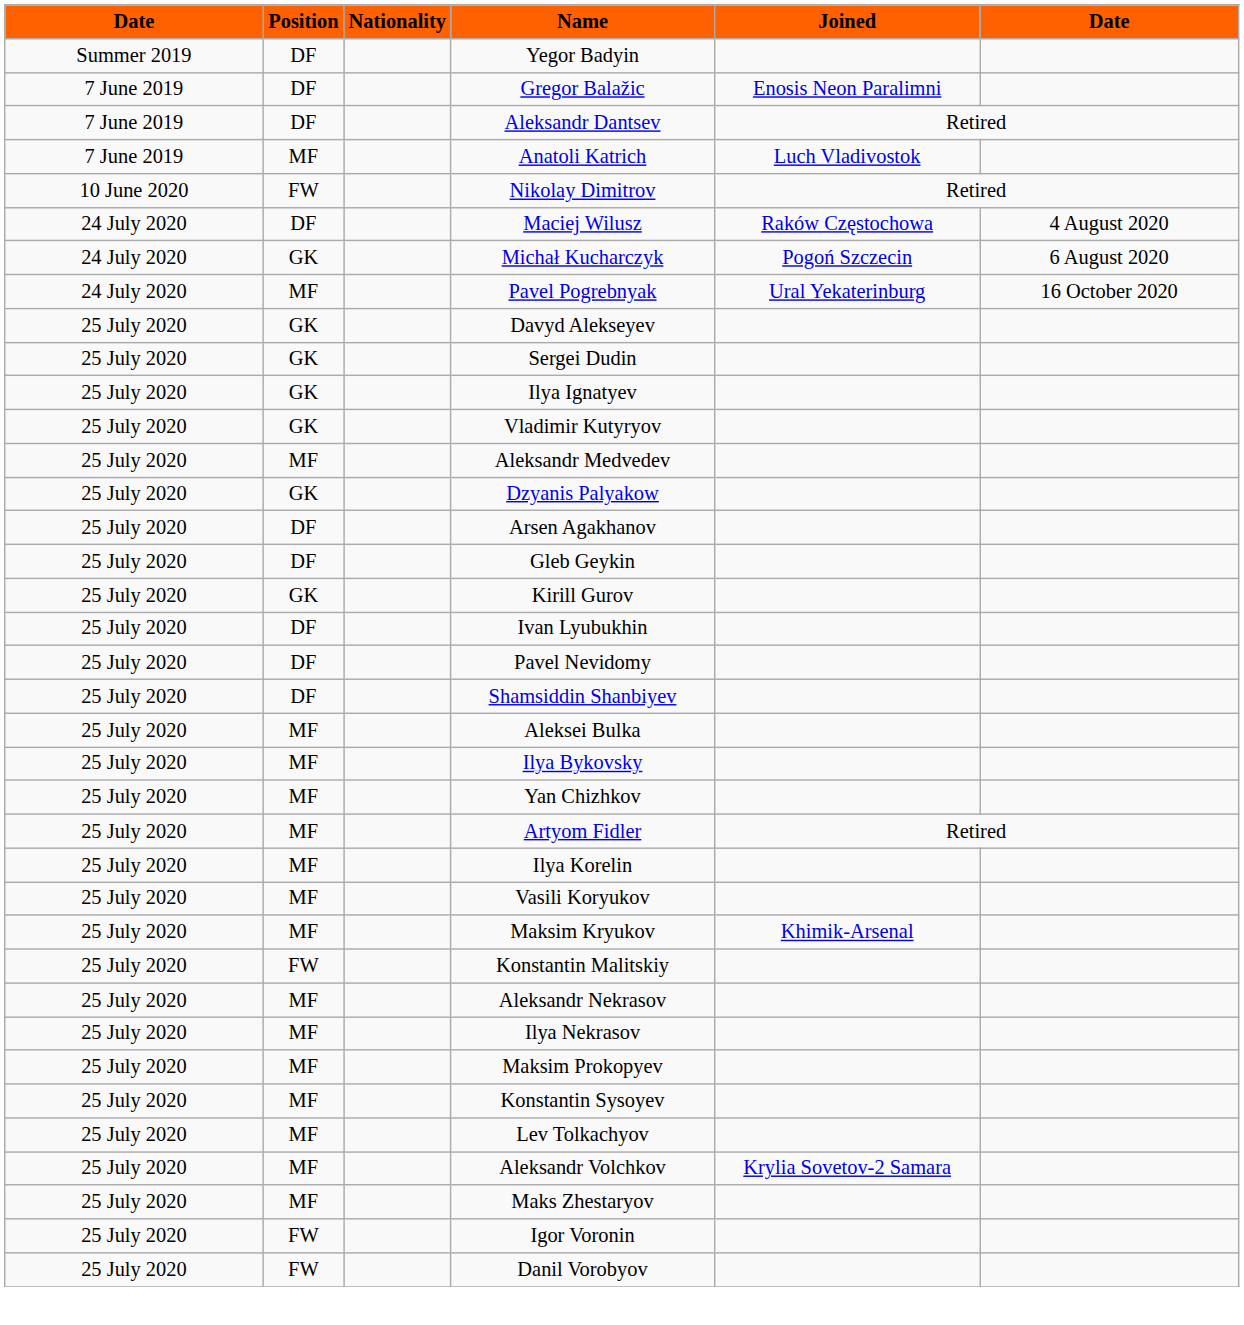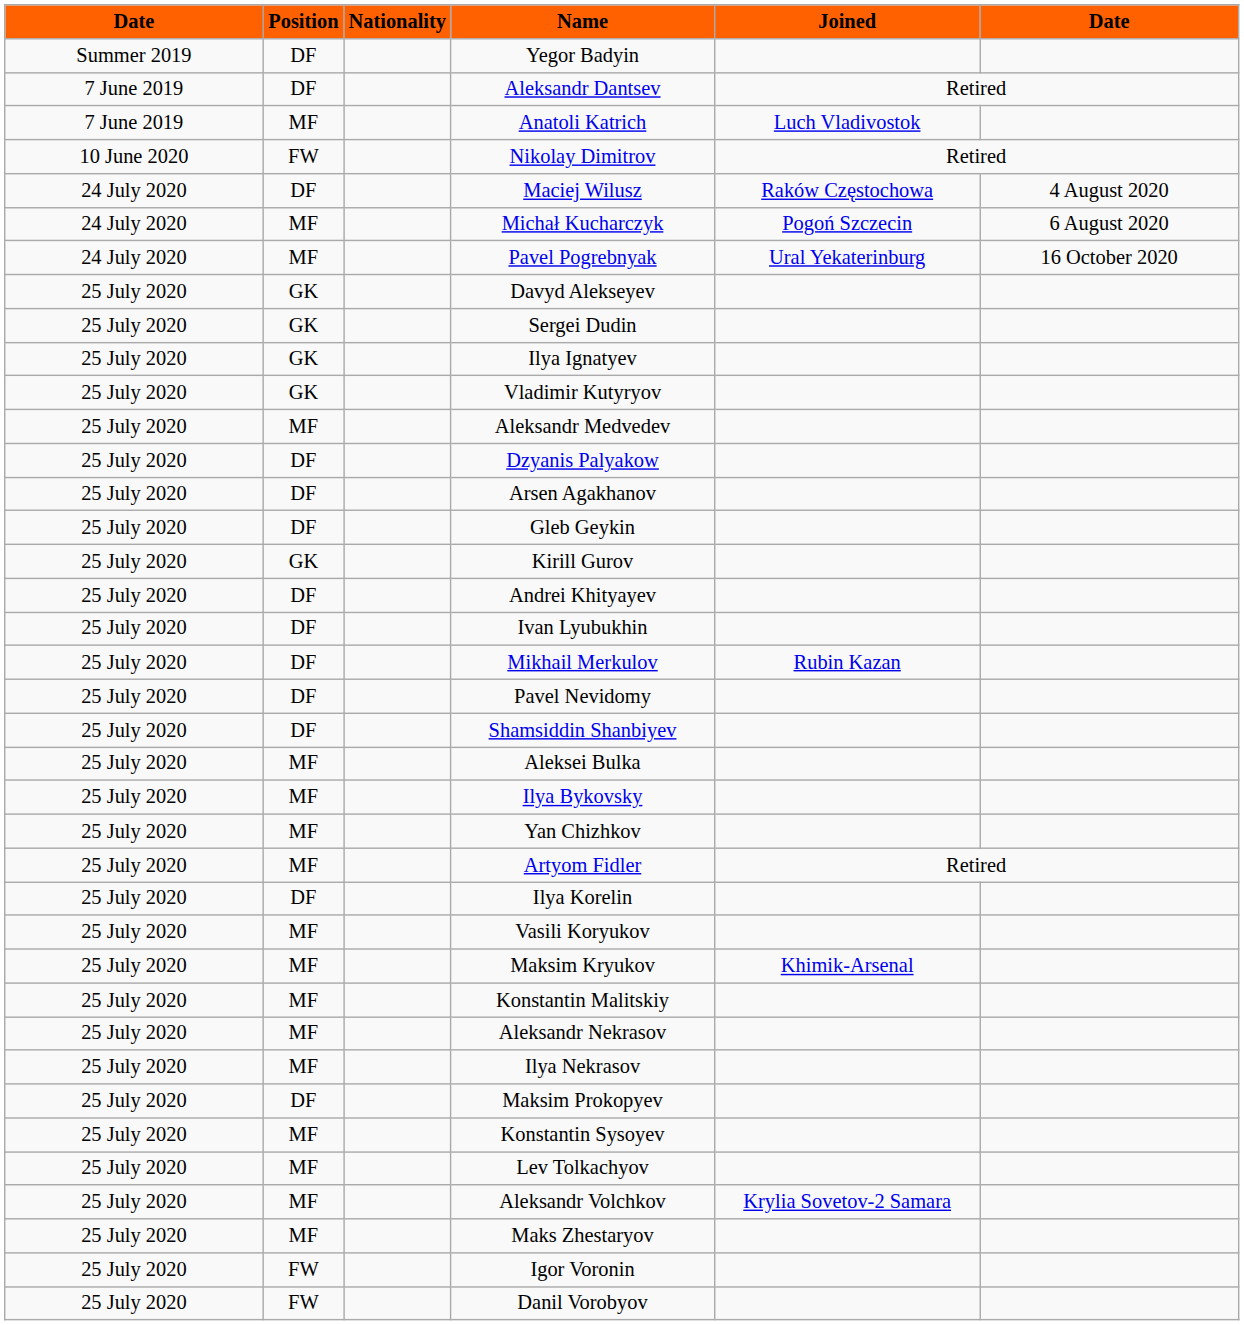- row: (583, 89)
(303, 257) GK -> (303, 224) MF
(303, 493) GK -> (303, 460) DF
+ row: (583, 595)
+ row: (583, 662)
(303, 864) MF -> (303, 898) DF
(303, 966) FW -> (303, 999) MF
(303, 1067) MF -> (303, 1100) DF
